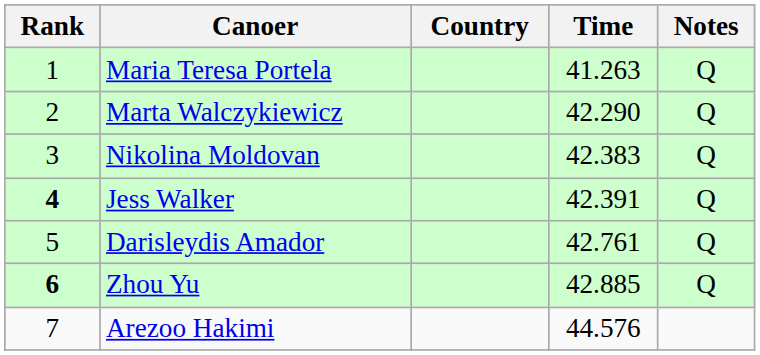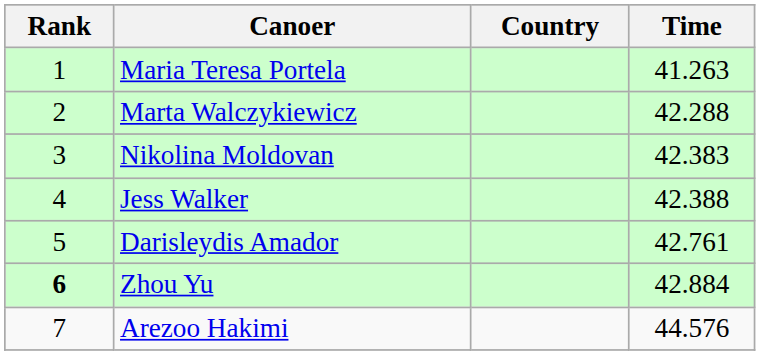- column: (706, 26)
(603, 112) 42.290 -> (692, 112) 42.288
(52, 198) bold -> (59, 198) normal
(603, 198) 42.391 -> (692, 198) 42.388
(603, 284) 42.885 -> (692, 284) 42.884
